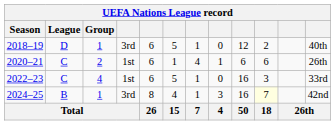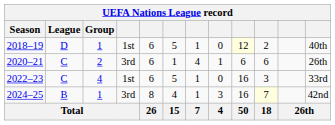(128, 45) 3rd -> (128, 45) 1st
(243, 45) no background -> (243, 45) lightyellow background
(128, 62) 1st -> (128, 62) 3rd
